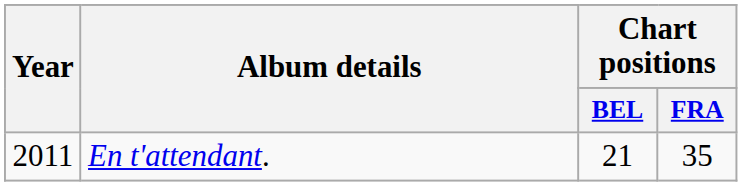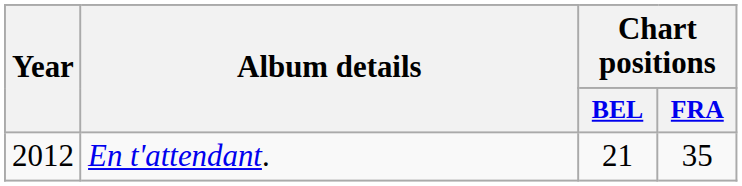(43, 155) 2011 -> (43, 155) 2012
